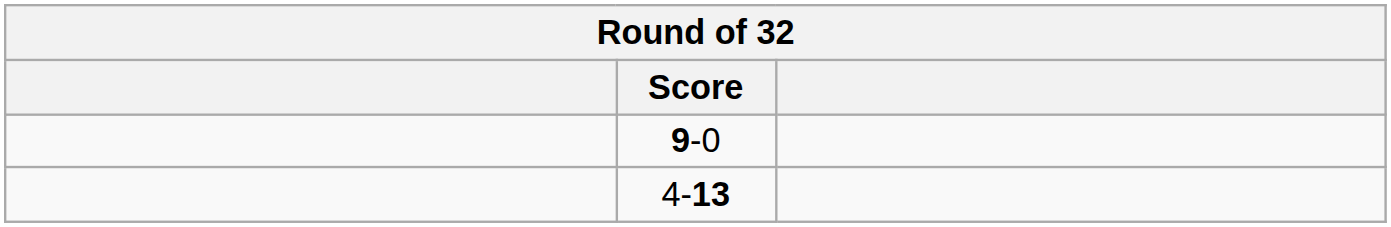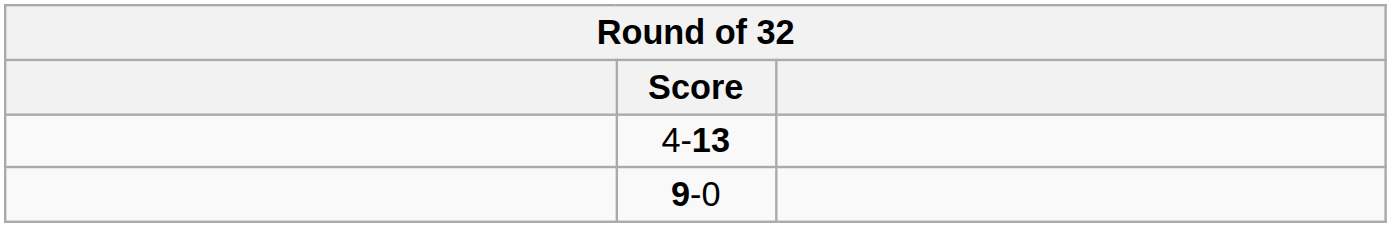rows swapped: (696, 195) <-> (696, 141)
